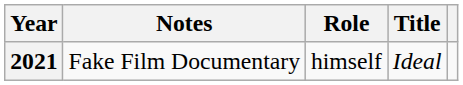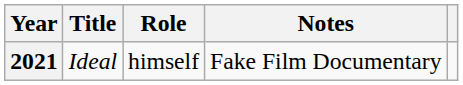columns swapped: (417, 23) <-> (184, 23)
